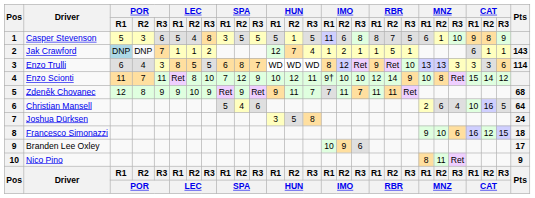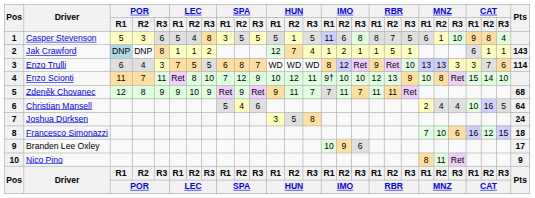(504, 38) 9 -> (504, 38) 4
(162, 51) 7 -> (162, 51) 8
(178, 65) 8 -> (178, 65) 7
(489, 65) 3 -> (489, 65) 7
(393, 78) 14 -> (393, 78) 13
(504, 78) 12 -> (504, 78) 10
(441, 105) 6 -> (441, 105) 4
(426, 132) 9 -> (426, 132) 7
